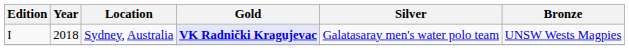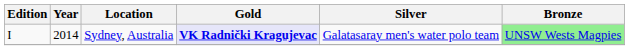(66, 34) 2018 -> (66, 34) 2014
(563, 34) no background -> (563, 34) lightgreen background
